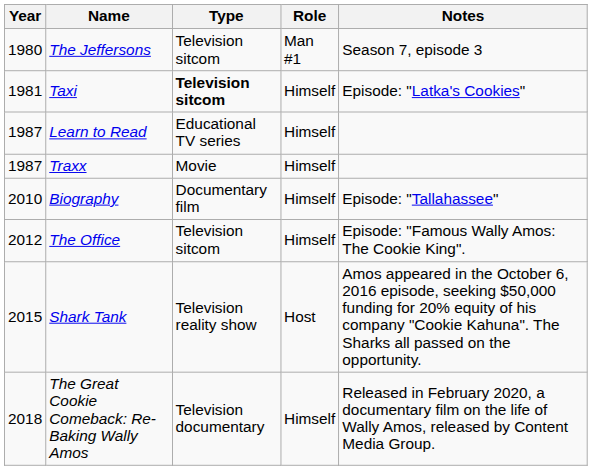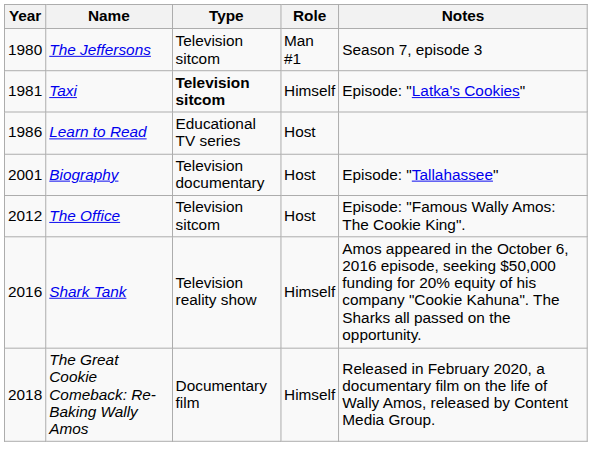(25, 132) 1987 -> (25, 132) 1986
(310, 132) Himself -> (300, 132) Host
- row: (68, 165)
(25, 198) 2010 -> (25, 174) 2001
(221, 198) Documentary film -> (220, 174) Television documentary
(310, 198) Himself -> (300, 174) Host
(310, 240) Himself -> (300, 216) Host
(25, 316) 2015 -> (25, 292) 2016
(300, 316) Host -> (310, 292) Himself
(220, 418) Television documentary -> (221, 394) Documentary film
